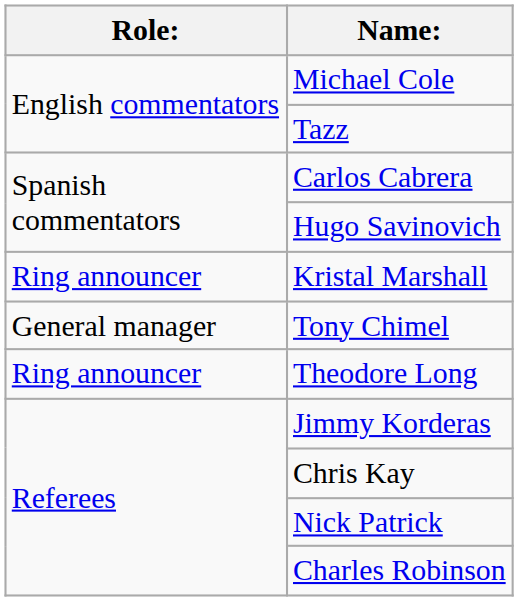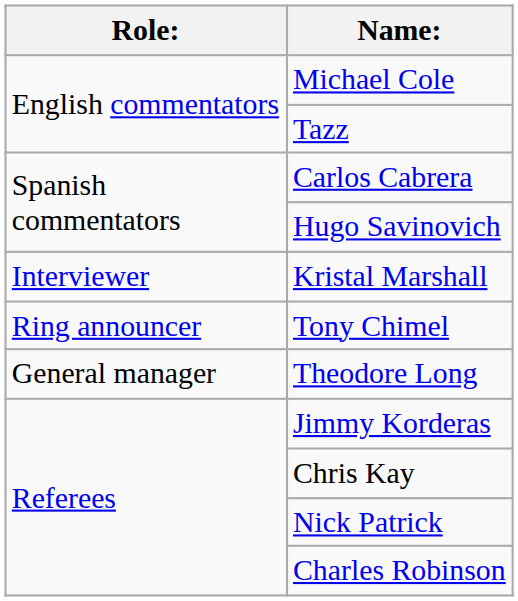(106, 275) Ring announcer -> (80, 275) Interviewer
(114, 324) General manager -> (106, 324) Ring announcer
(106, 374) Ring announcer -> (114, 374) General manager
